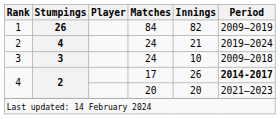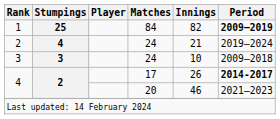(60, 28) 26 -> (60, 28) 25
(247, 28) normal -> (247, 28) bold
(196, 91) 20 -> (196, 91) 46
